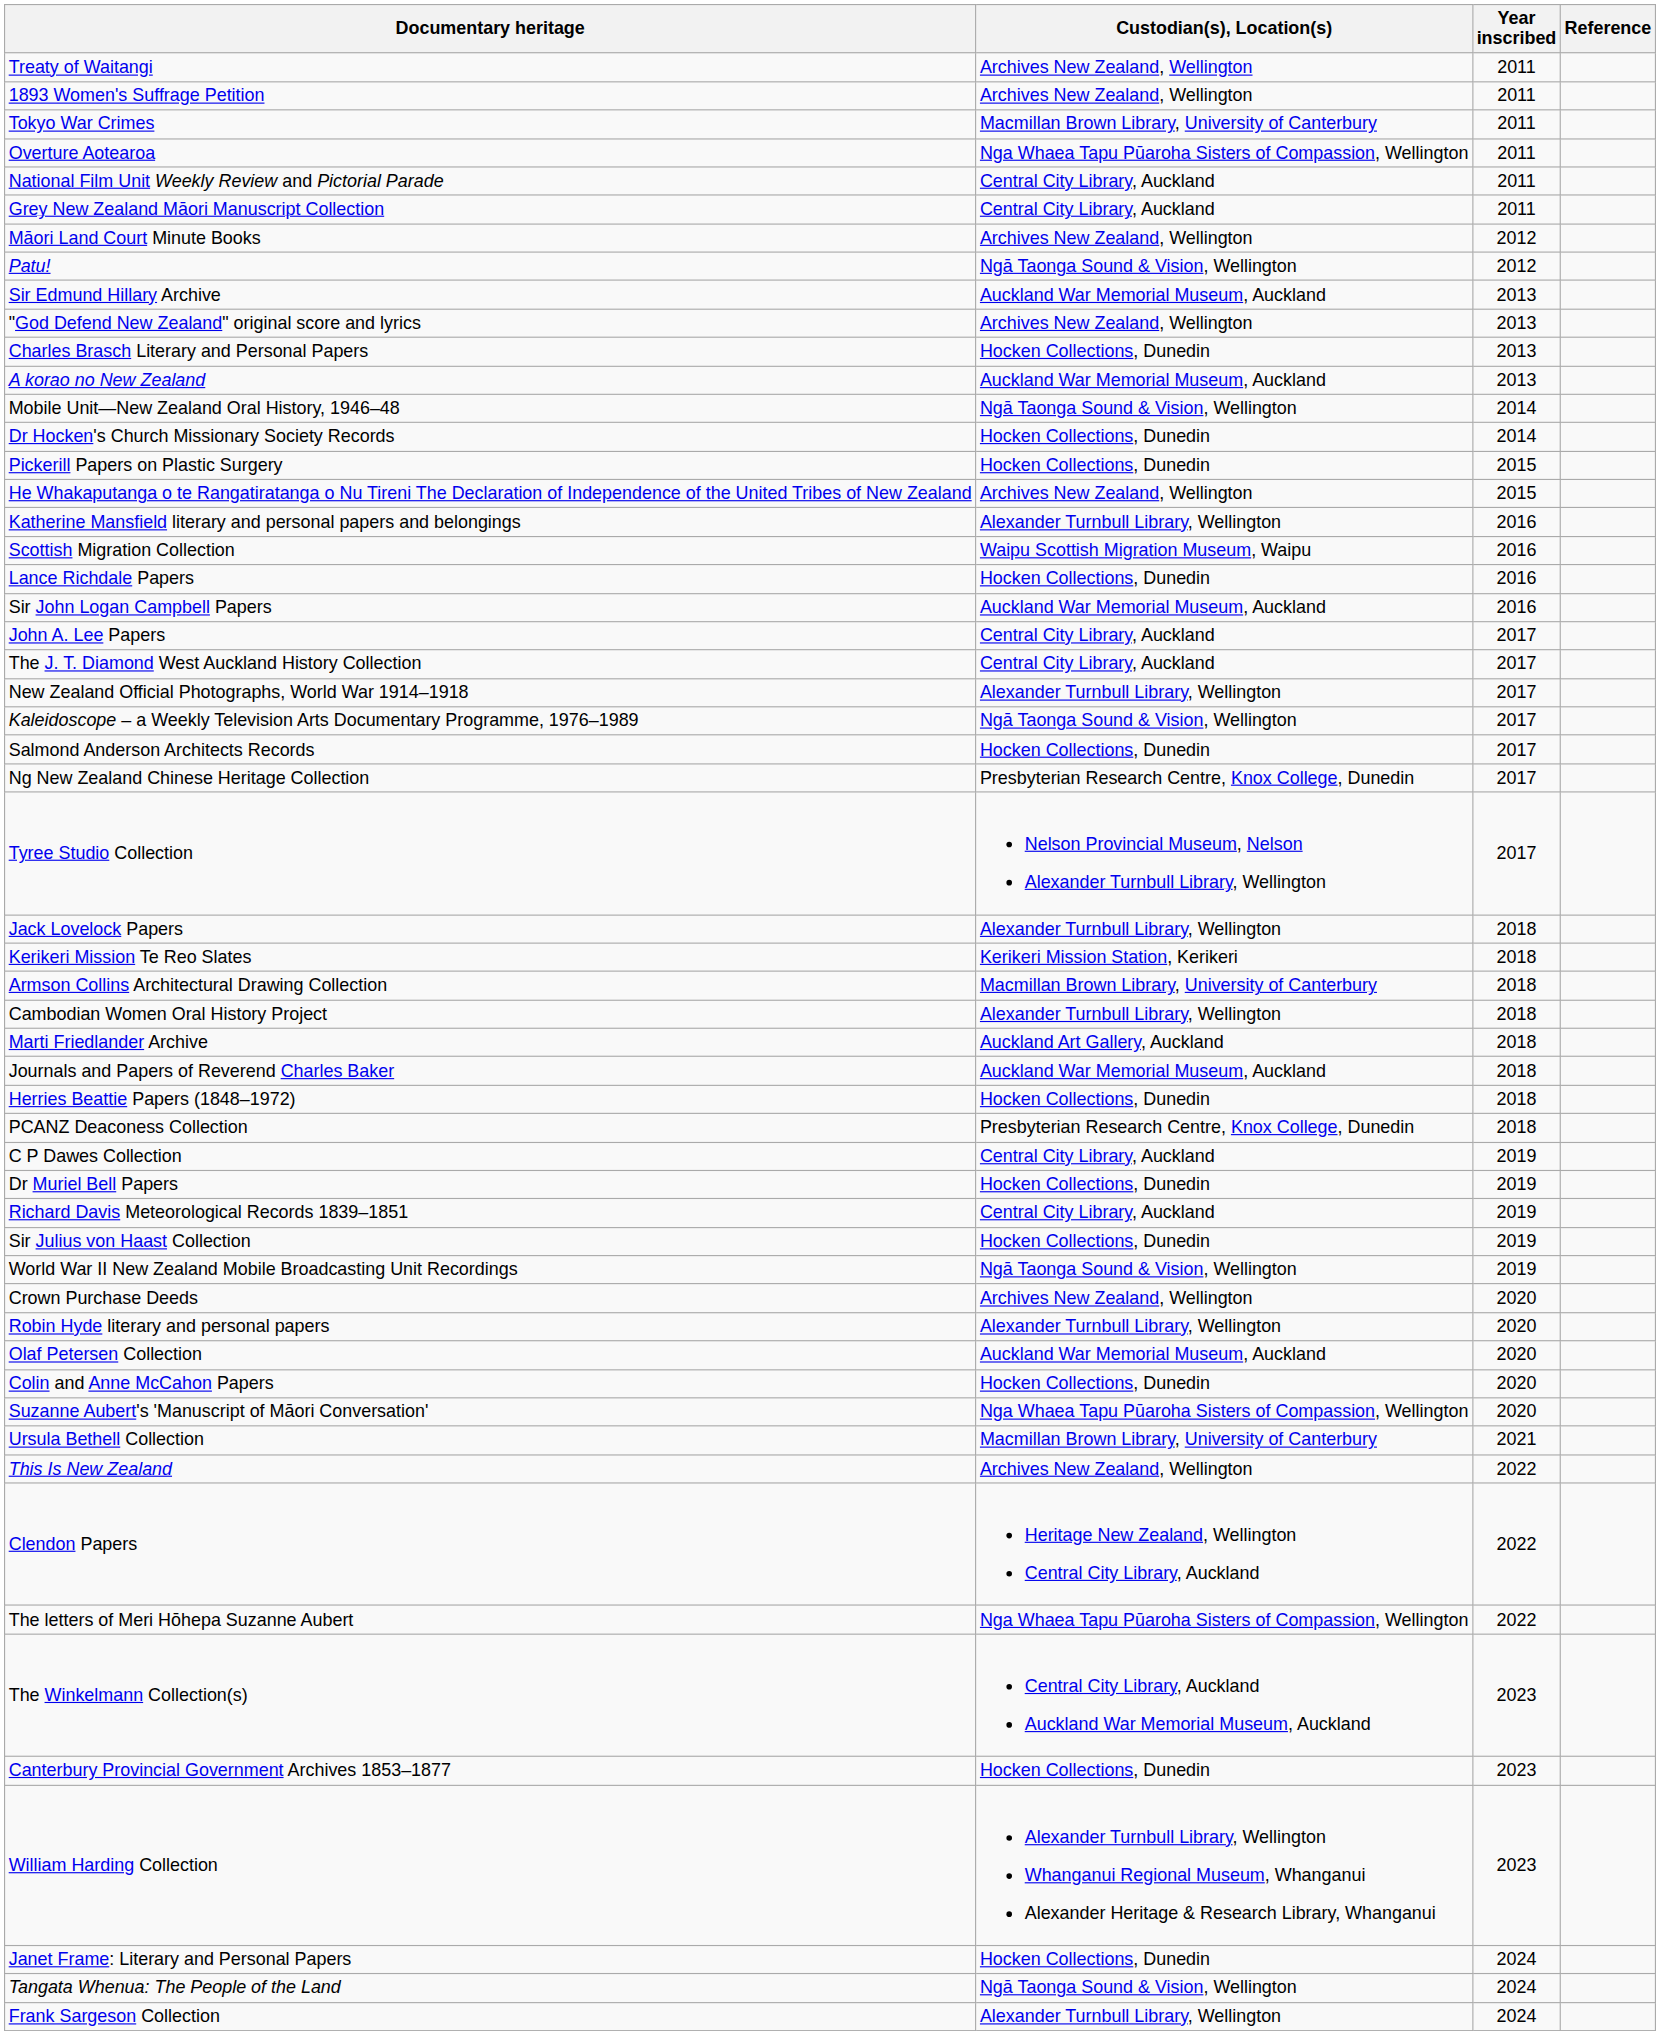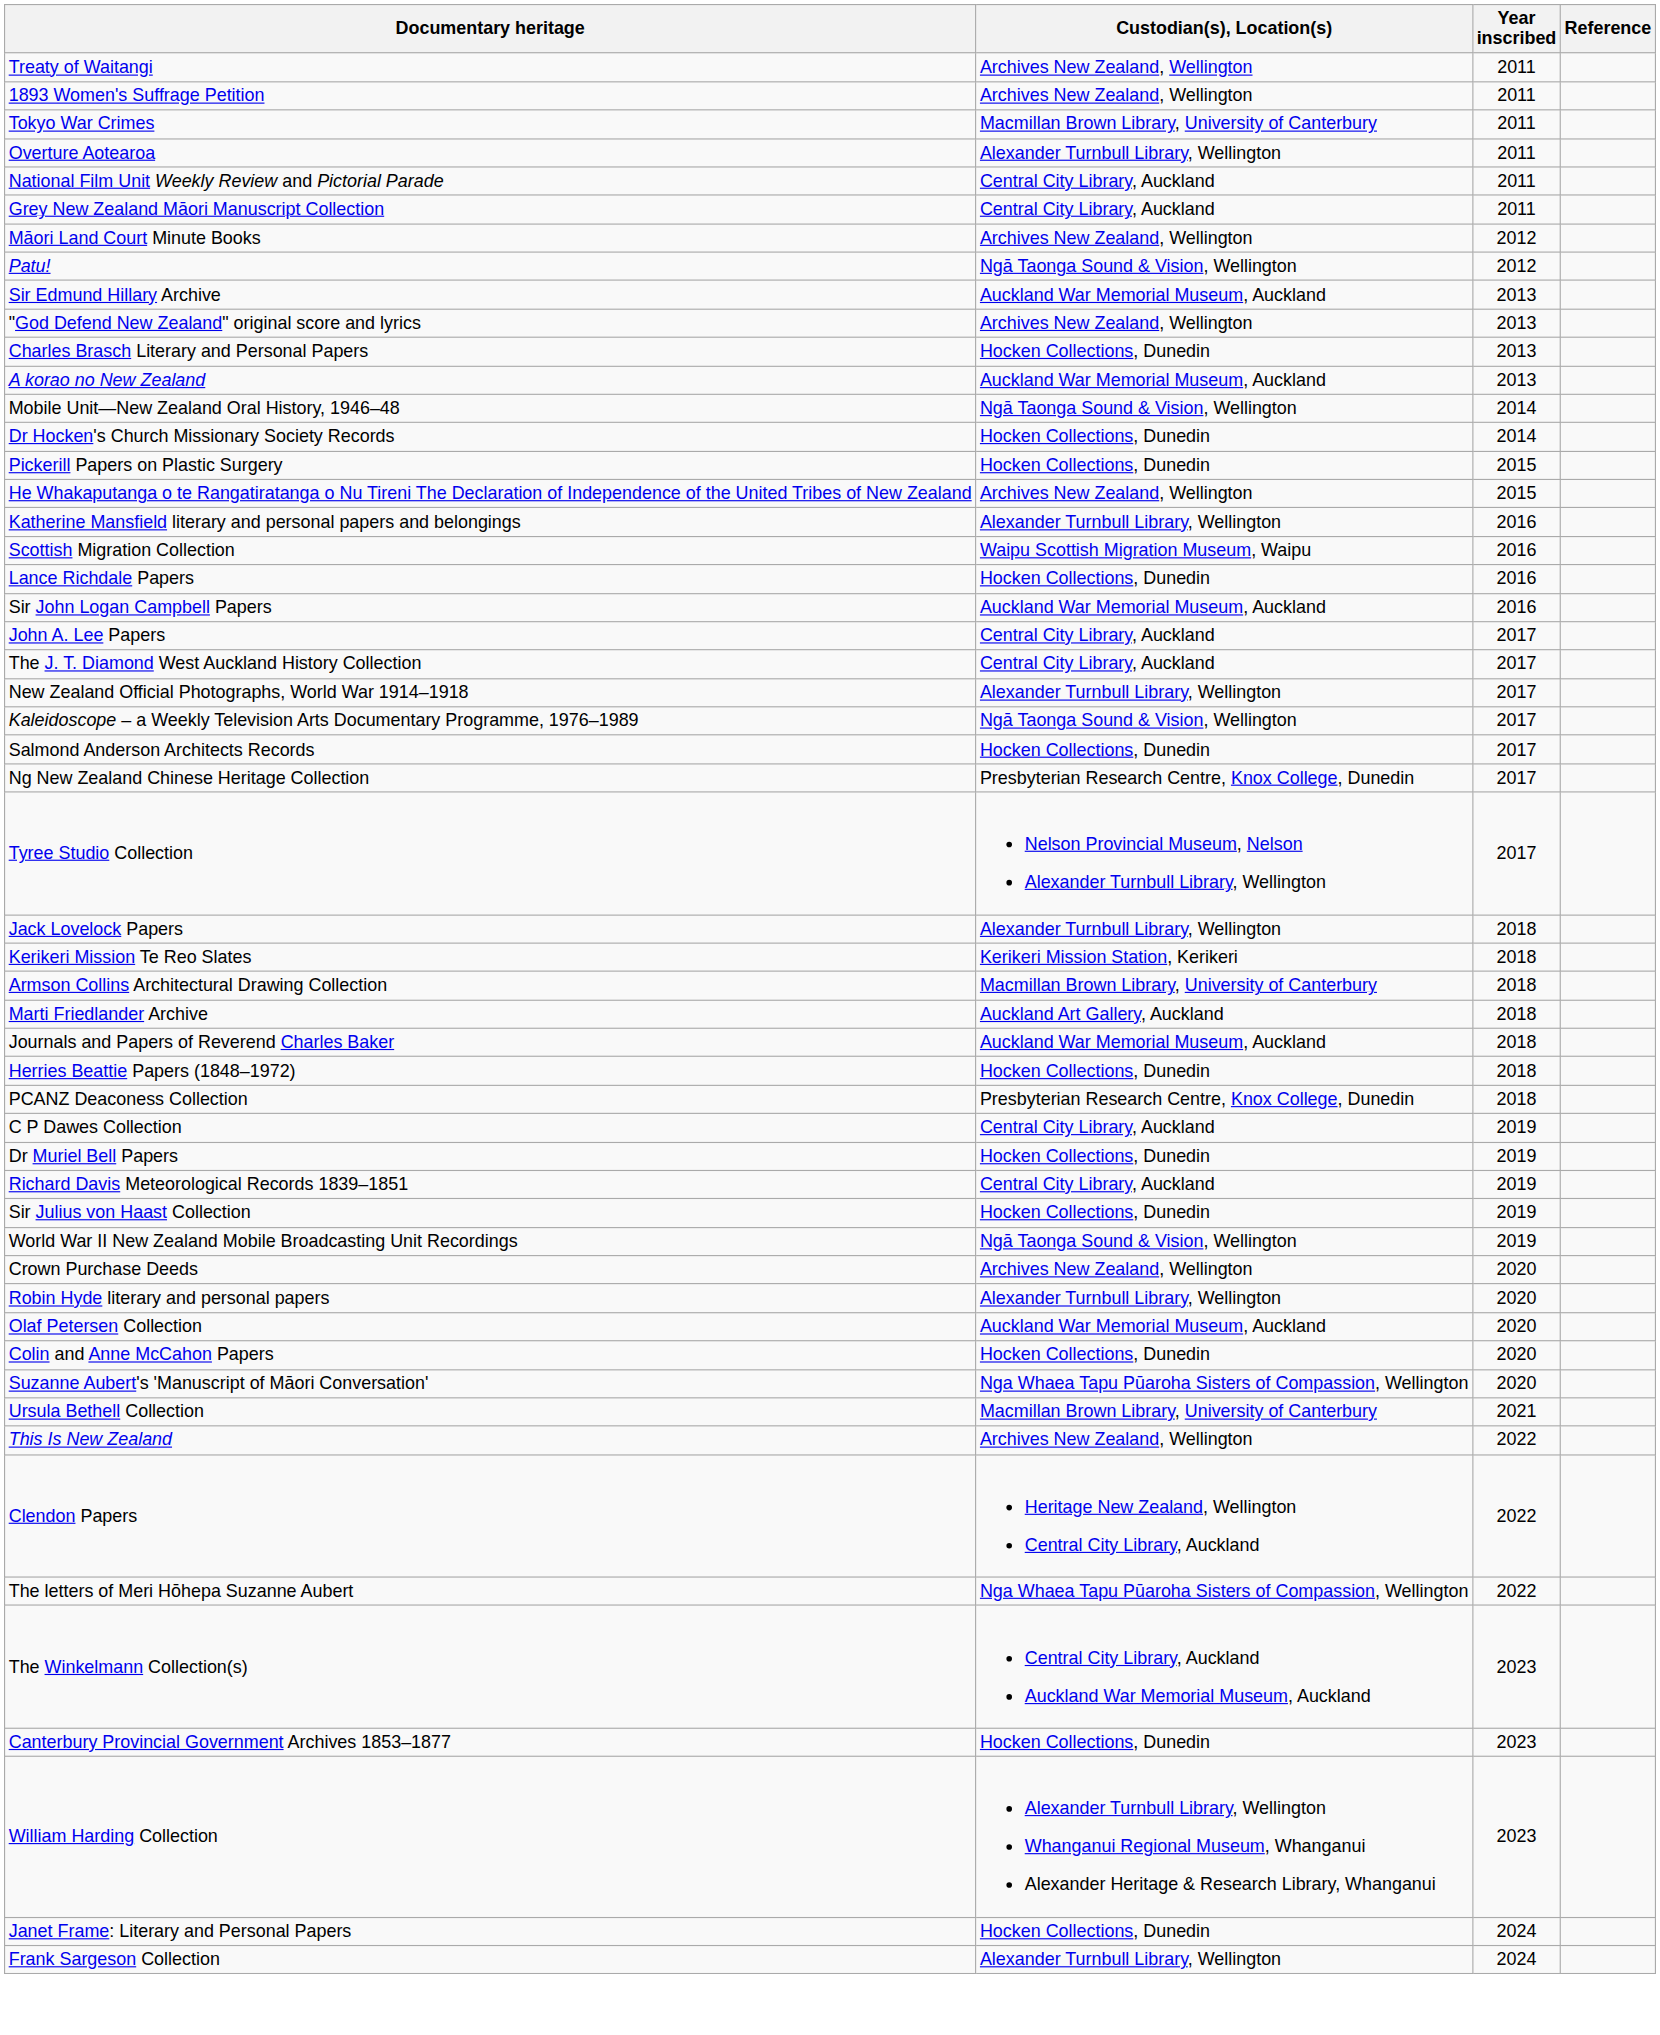(1224, 152) Nga Whaea Tapu Pūaroha Sisters of Compassion, Wellington -> (1131, 152) Alexander Turnbull Library, Wellington
- row: (168, 1013)
- row: (175, 1987)
